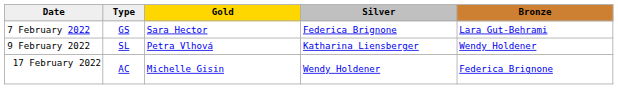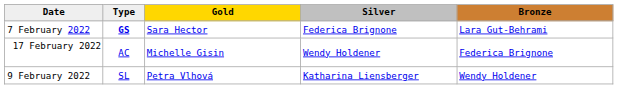(124, 30) normal -> (124, 30) bold
rows swapped: (54, 47) <-> (57, 69)
